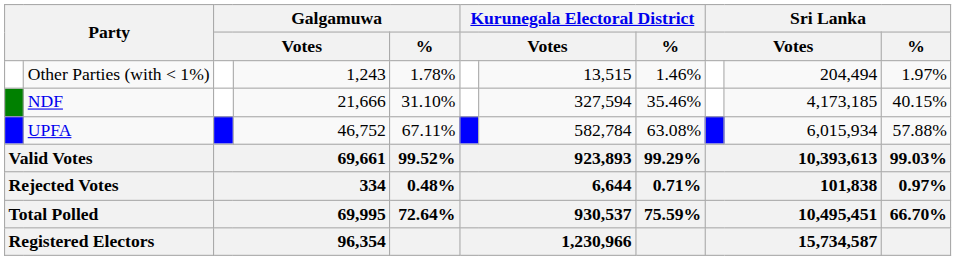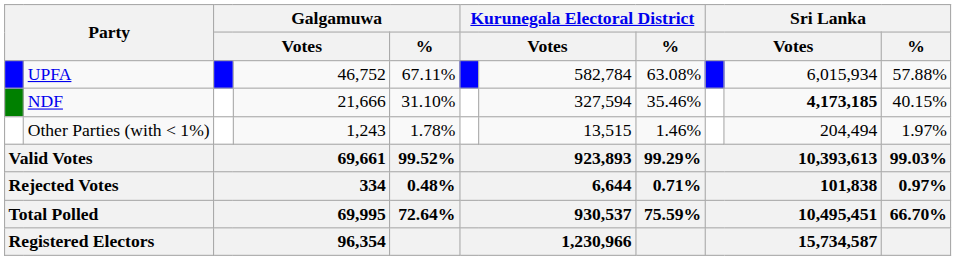rows swapped: (50, 130) <-> (119, 74)
(842, 102) normal -> (842, 102) bold
